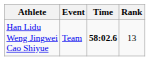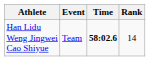(132, 38) 13 -> (132, 38) 14
